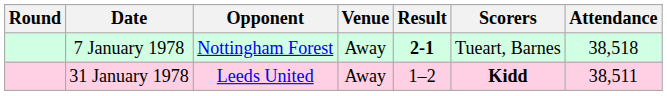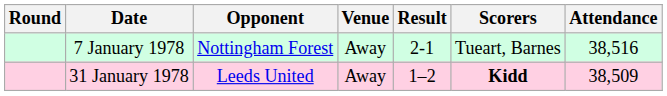(422, 47) bold -> (422, 47) normal
(613, 47) 38,518 -> (613, 47) 38,516
(613, 76) 38,511 -> (613, 76) 38,509
